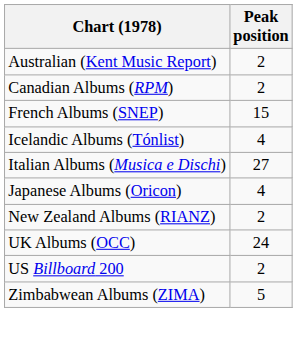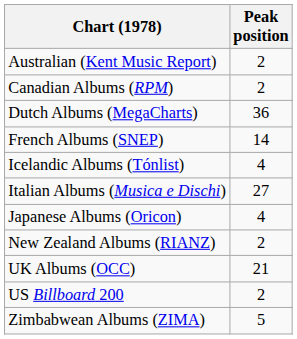+ row: (103, 113)
(261, 113) 15 -> (261, 139) 14
(261, 242) 24 -> (261, 268) 21
